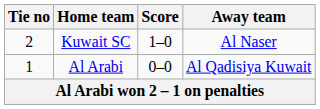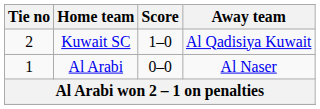(249, 41) Al Naser -> (249, 41) Al Qadisiya Kuwait
(249, 66) Al Qadisiya Kuwait -> (249, 66) Al Naser
